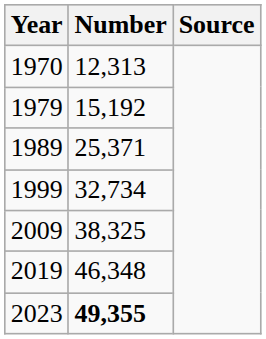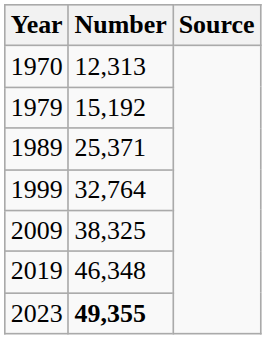(110, 189) 32,734 -> (110, 189) 32,764
